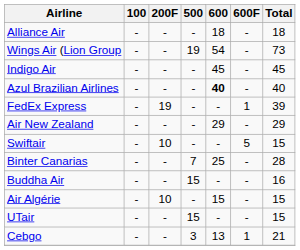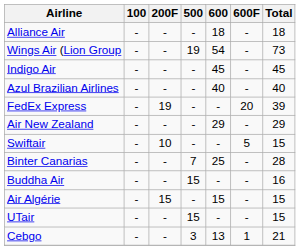(218, 87) bold -> (218, 87) normal
(247, 106) 1 -> (247, 106) 20
(165, 198) 10 -> (165, 198) 15
